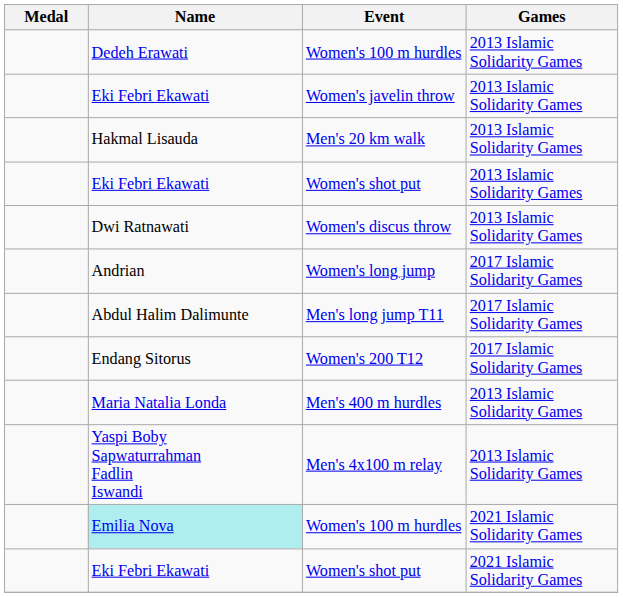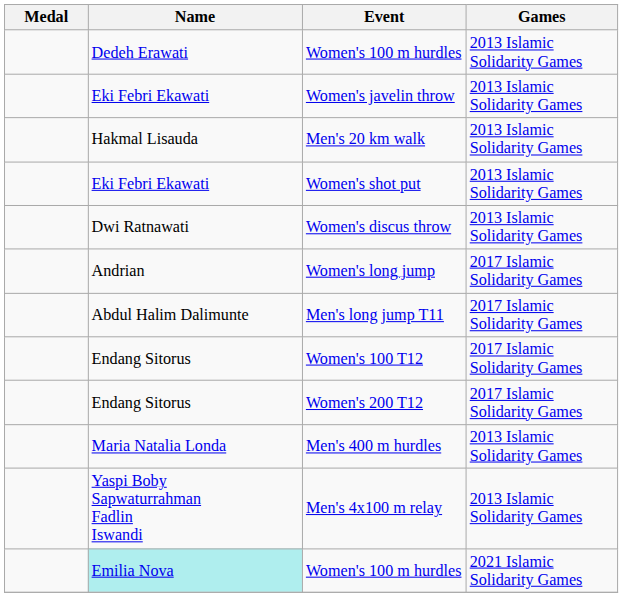+ row: (364, 358)
- row: (363, 570)
